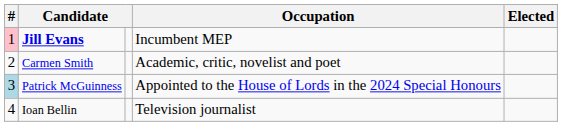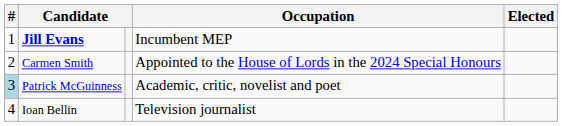(12, 39) pink background -> (12, 39) no background
(238, 62) Academic, critic, novelist and poet -> (318, 62) Appointed to the House of Lords in the 2024 Special Honours
(318, 86) Appointed to the House of Lords in the 2024 Special Honours -> (238, 86) Academic, critic, novelist and poet
